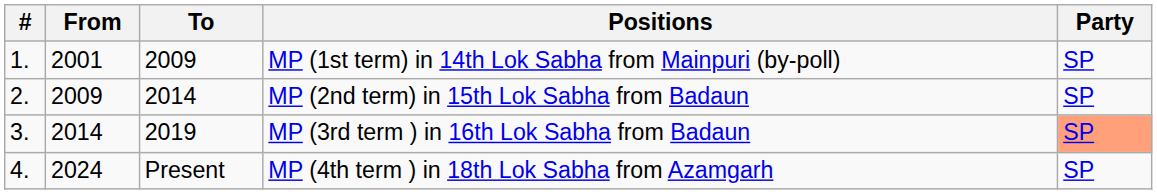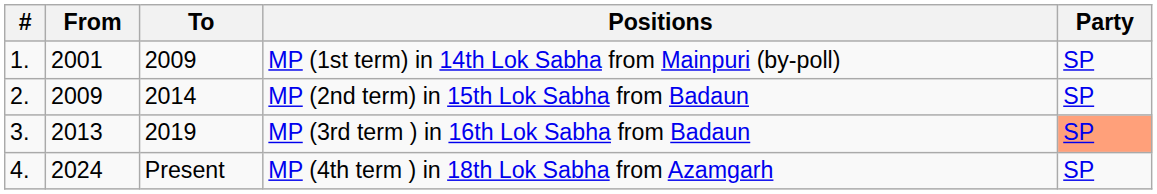(77, 133) 2014 -> (77, 133) 2013
